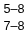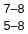rows swapped: (14, 26) <-> (14, 8)
